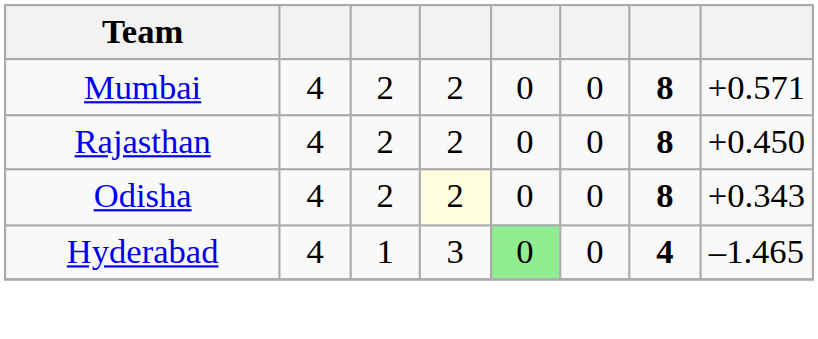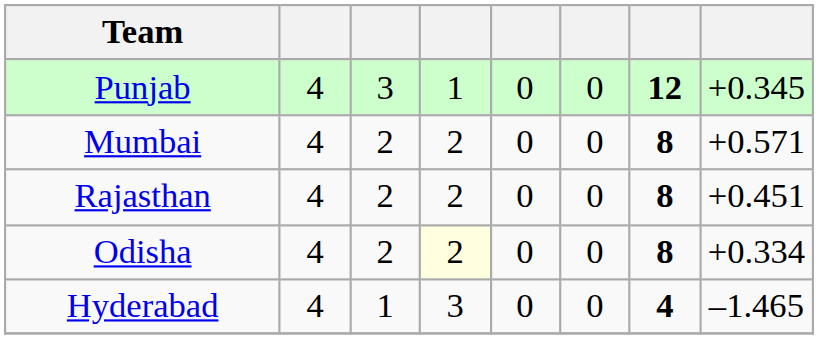+ row: (143, 86)
(756, 141) +0.450 -> (756, 196) +0.451
(756, 196) +0.343 -> (756, 251) +0.334
(525, 251) lightgreen background -> (525, 305) no background
